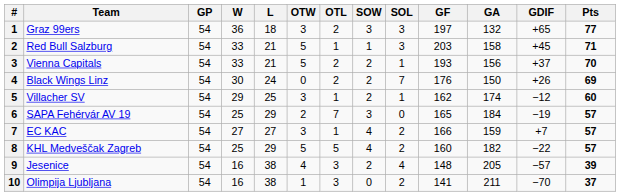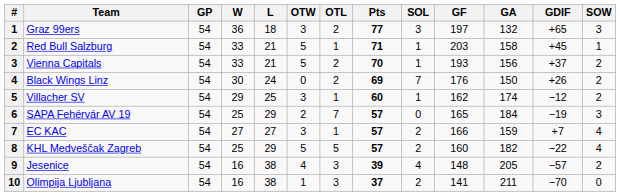columns swapped: (369, 13) <-> (591, 13)
(402, 47) 3 -> (418, 47) 1
